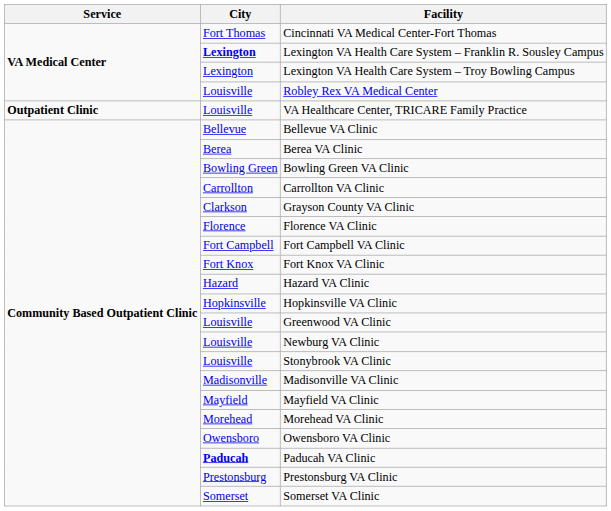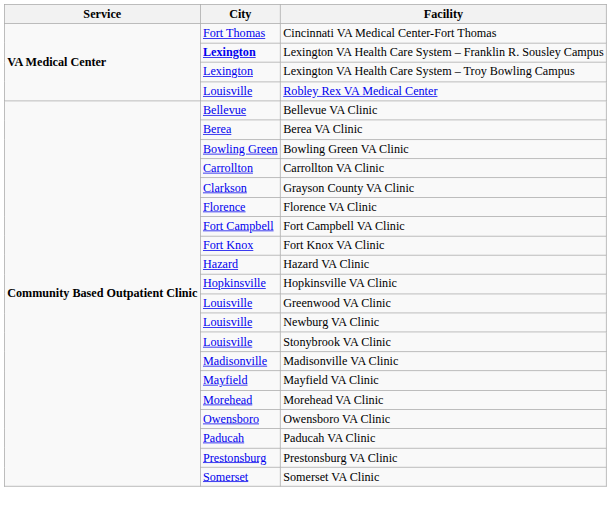- row: (405, 110)
(226, 457) bold -> (224, 438) normal
